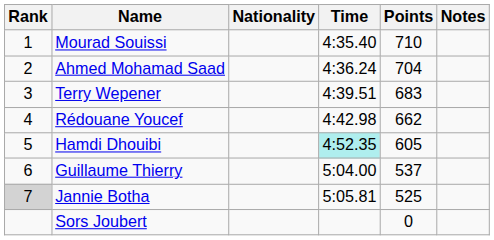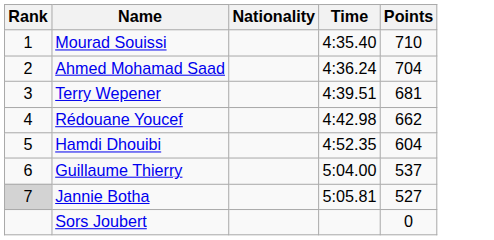- column: (463, 17)
(409, 94) 683 -> (409, 94) 681
(349, 145) paleturquoise background -> (349, 145) no background
(409, 145) 605 -> (409, 145) 604
(409, 196) 525 -> (409, 196) 527
